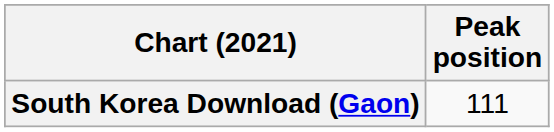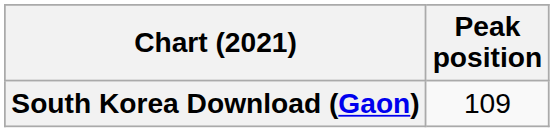(487, 103) 111 -> (487, 103) 109
